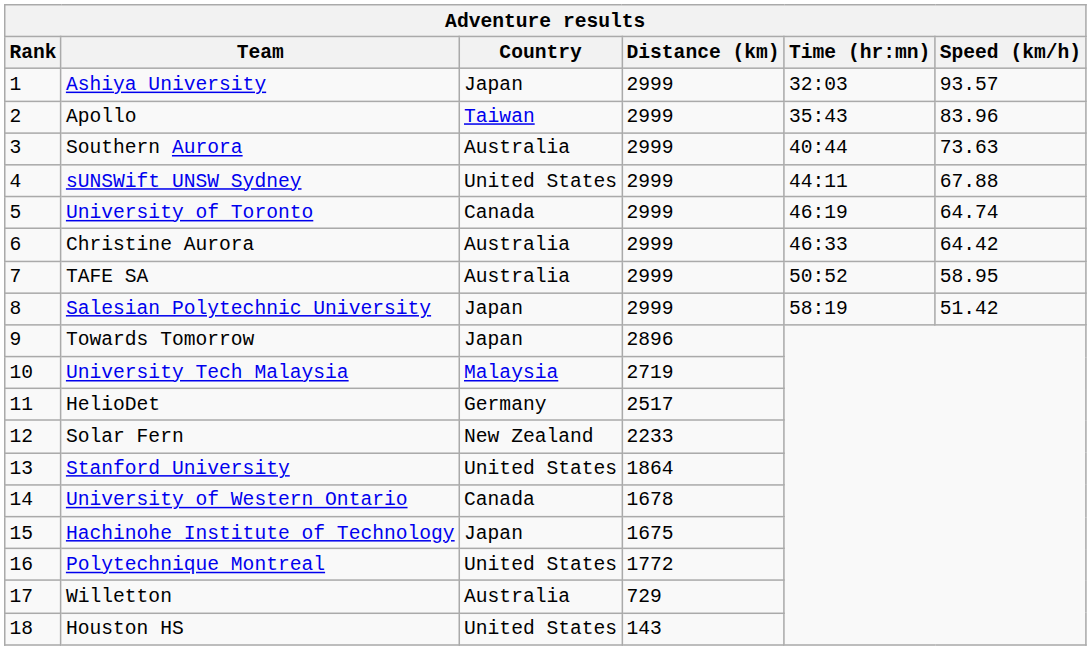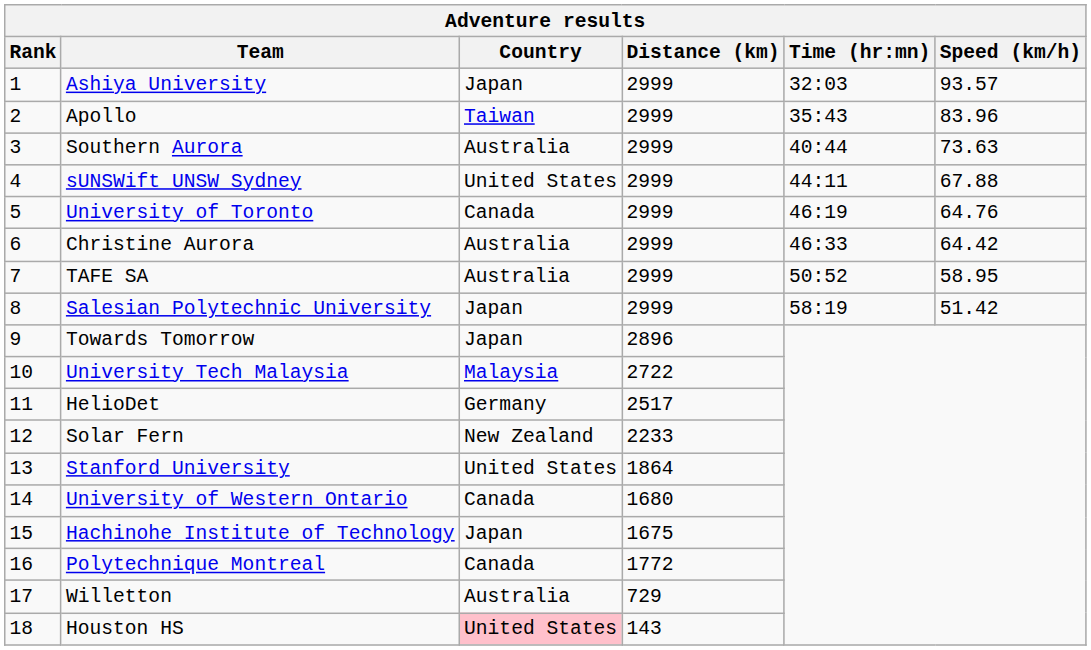(969, 213) 64.74 -> (969, 213) 64.76
(650, 373) 2719 -> (650, 373) 2722
(650, 501) 1678 -> (650, 501) 1680
(541, 565) United States -> (499, 565) Canada
(541, 629) no background -> (541, 629) pink background
